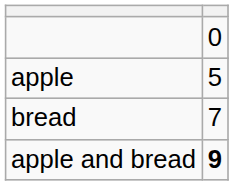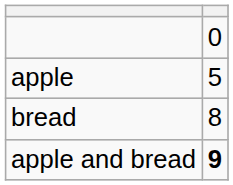(215, 118) 7 -> (215, 118) 8
